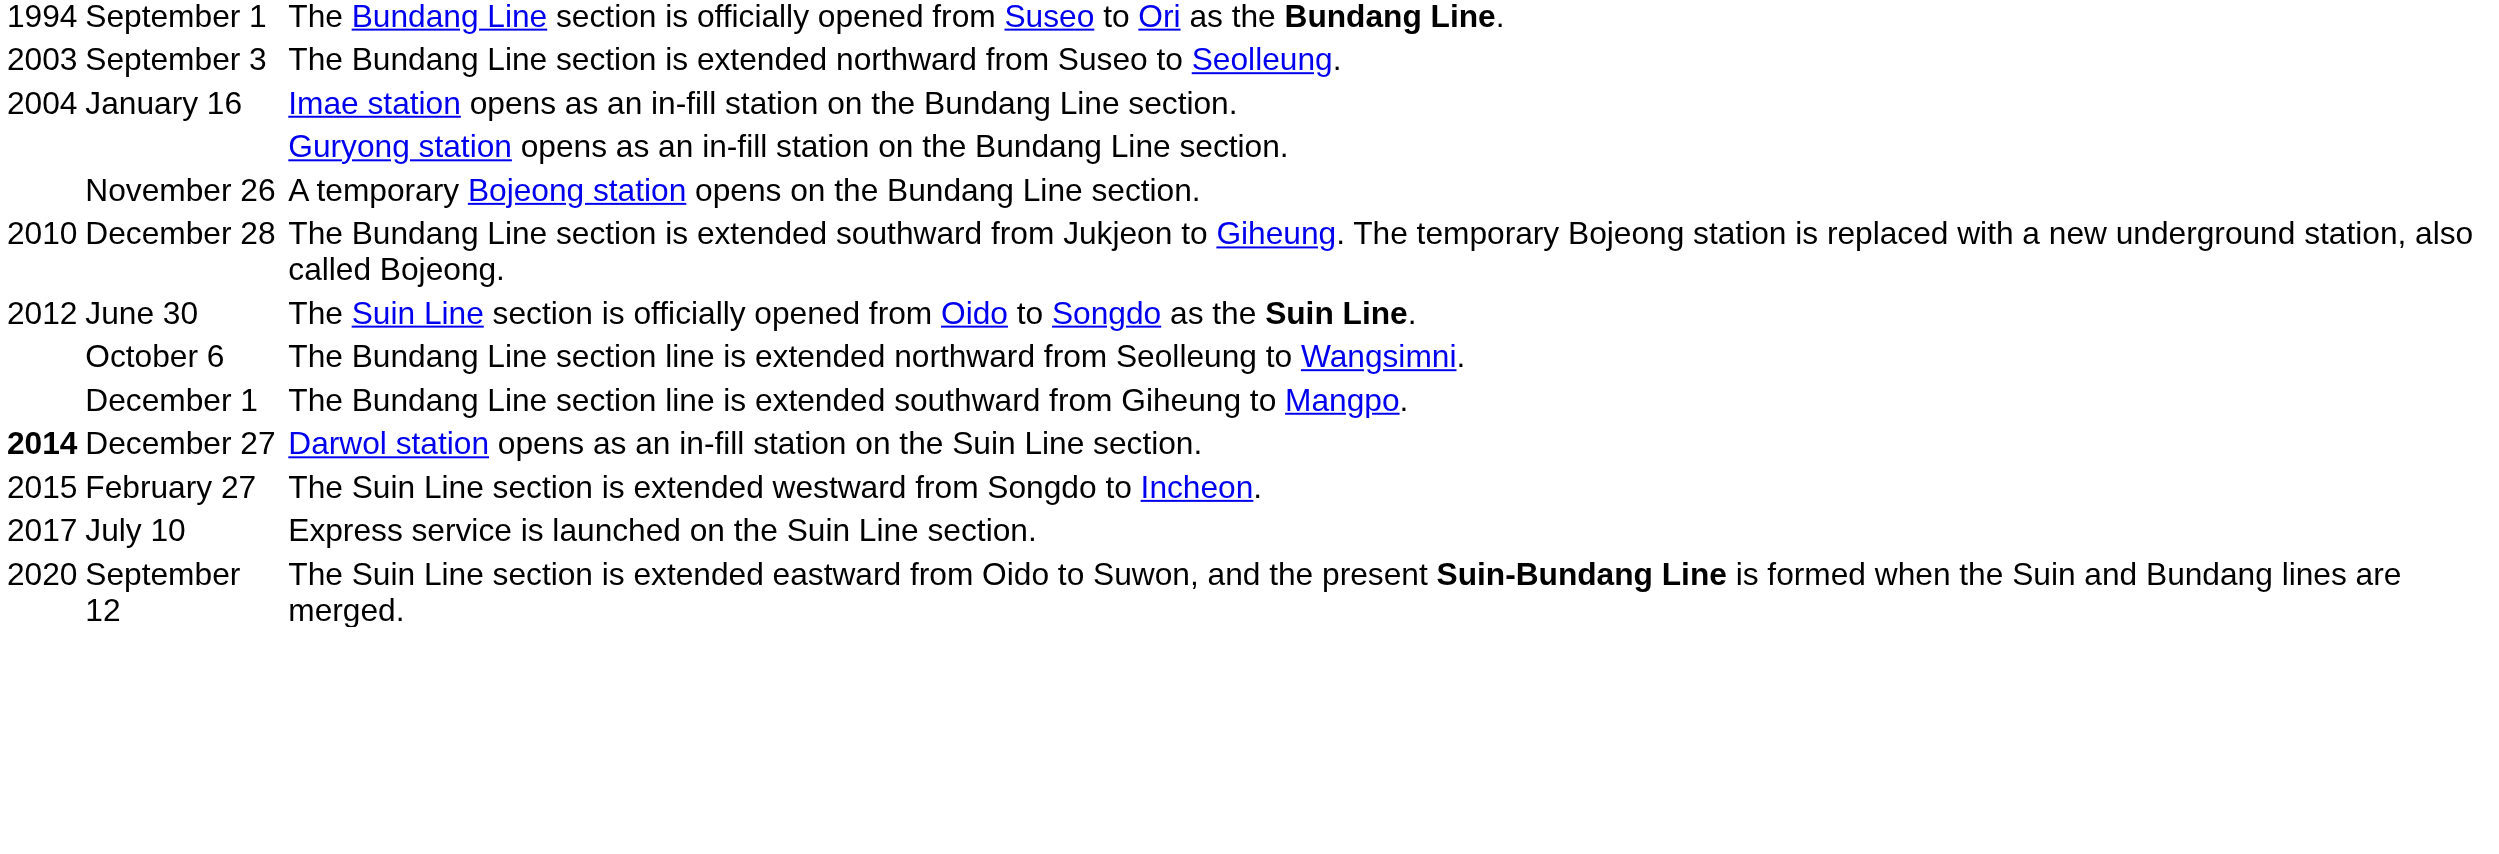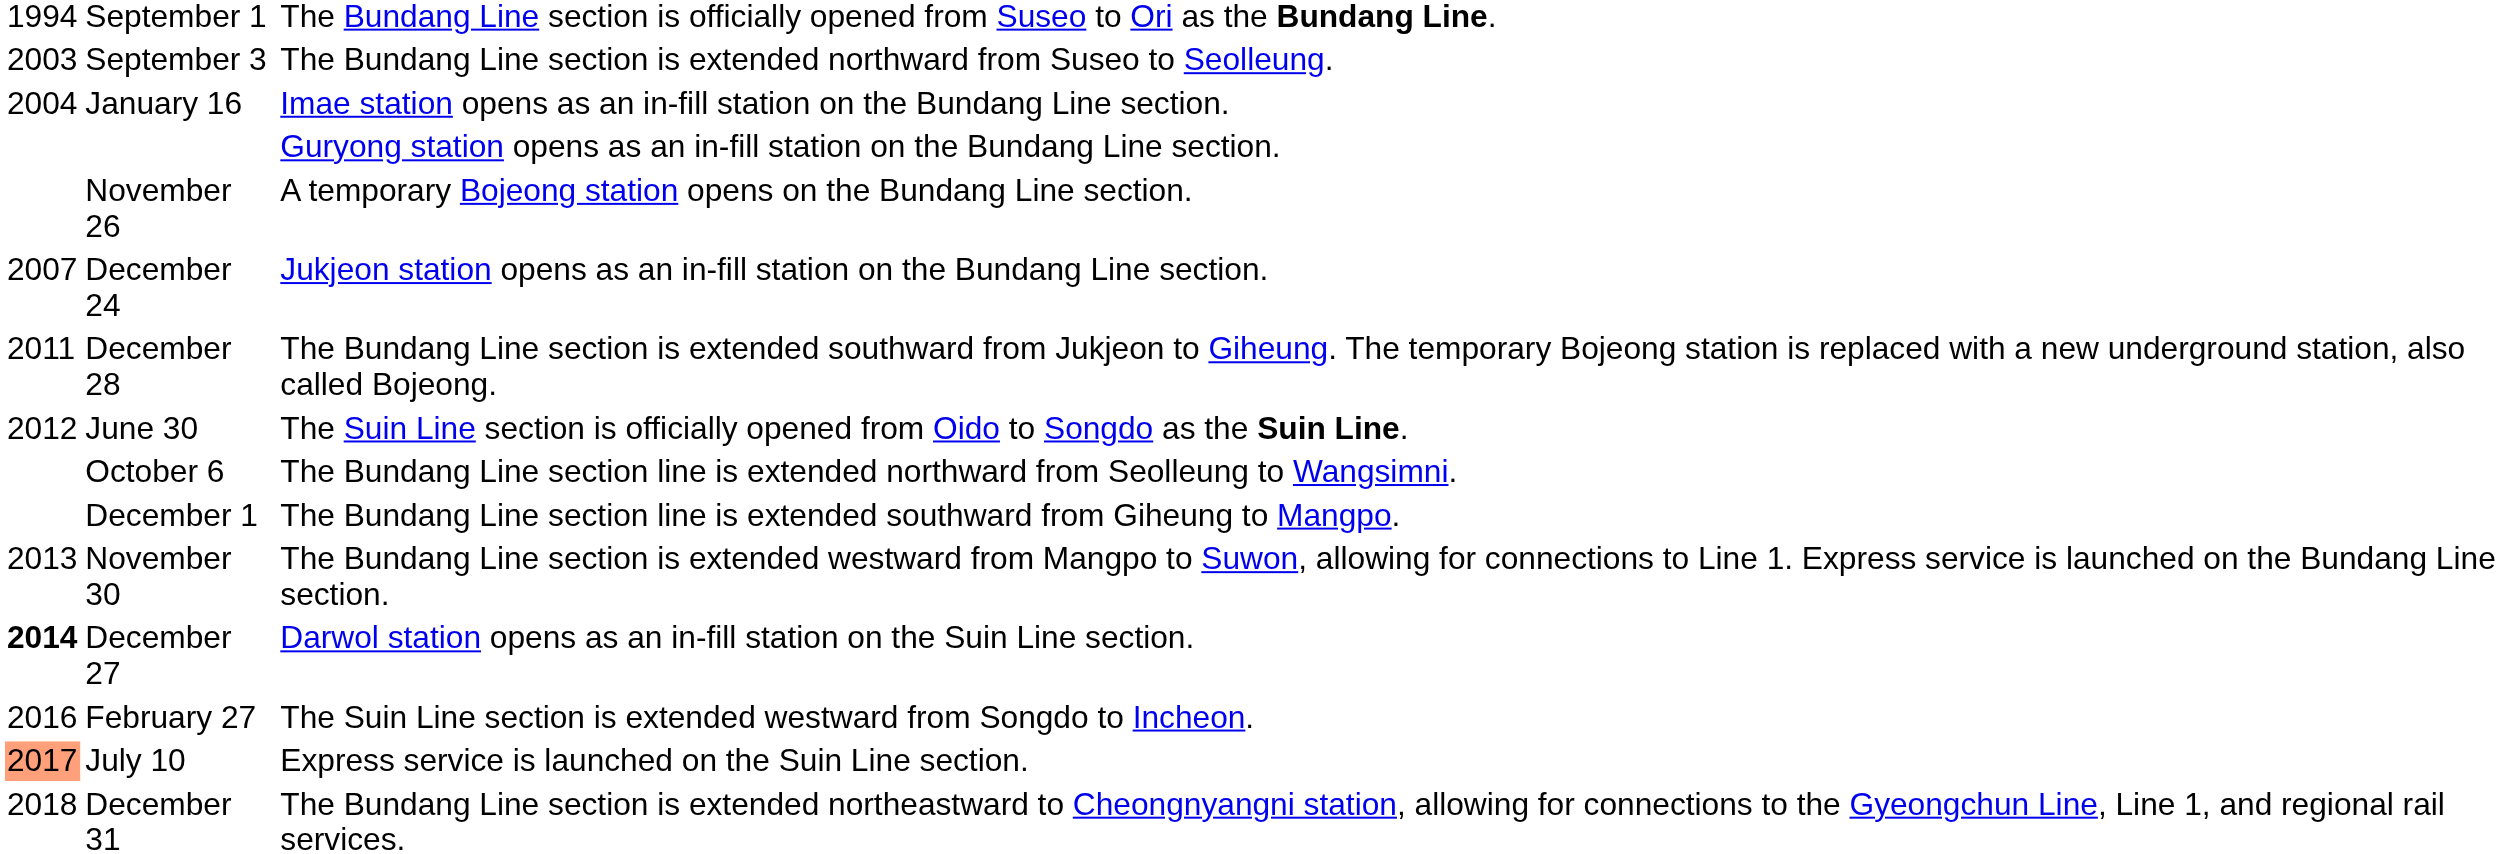+ row: (158, 287)
(42, 234) 2010 -> (41, 348) 2011
+ row: (158, 576)
(42, 487) 2015 -> (42, 717) 2016
(42, 531) no background -> (42, 760) lightsalmon background
+ row: (158, 822)
- row: (163, 592)
